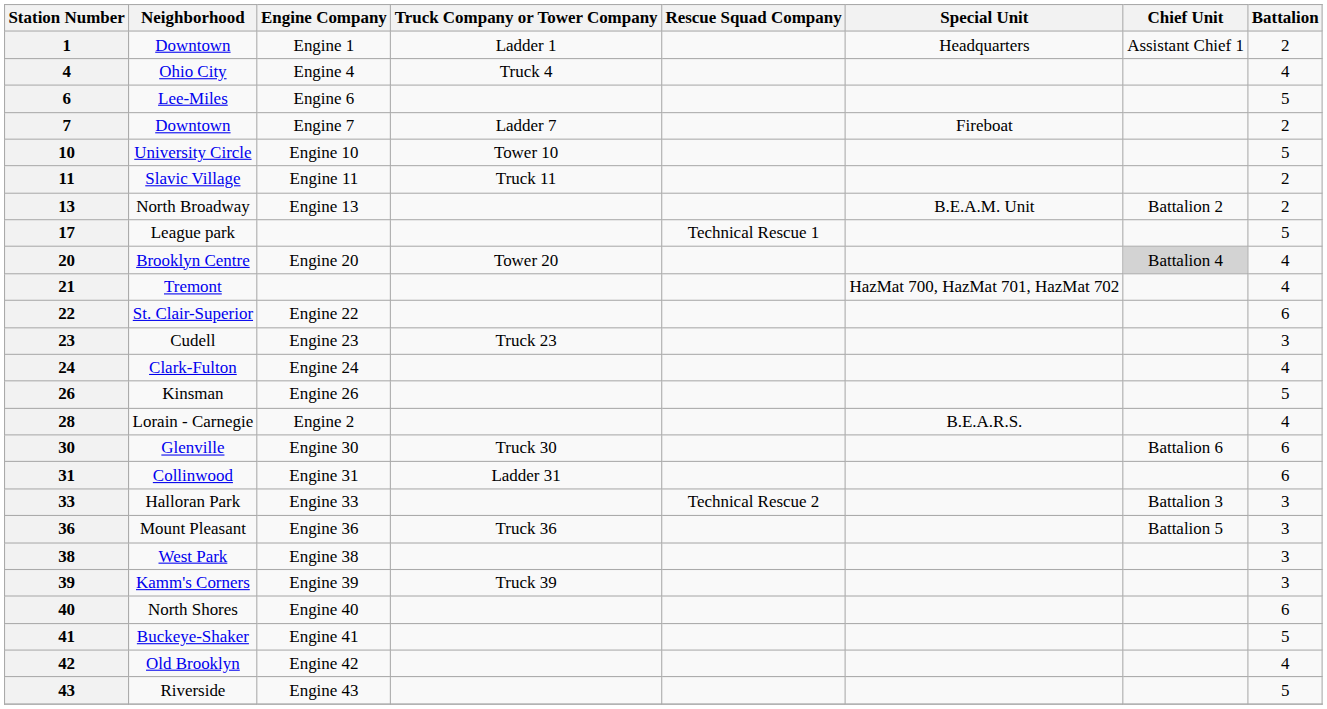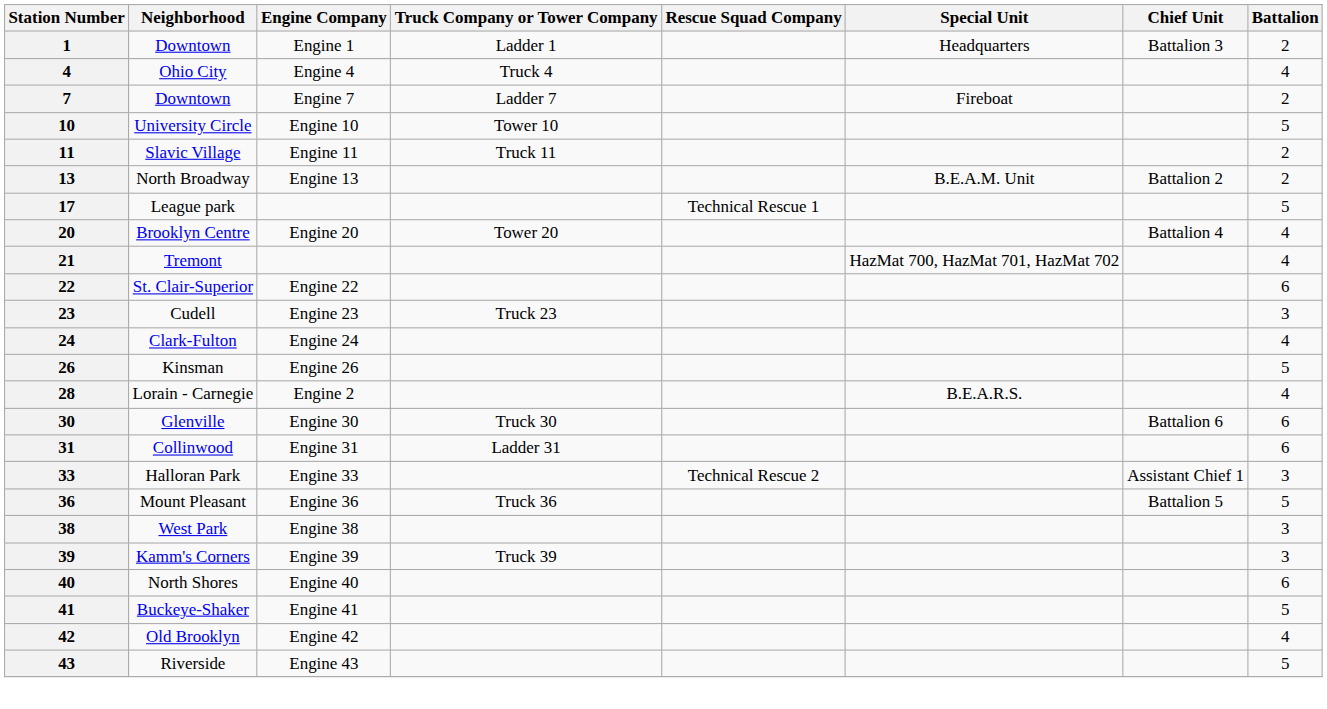(1186, 44) Assistant Chief 1 -> (1186, 44) Battalion 3
- row: (193, 98)
(1186, 260) lightgrey background -> (1186, 233) no background
(1186, 502) Battalion 3 -> (1186, 475) Assistant Chief 1
(1285, 529) 3 -> (1285, 502) 5
